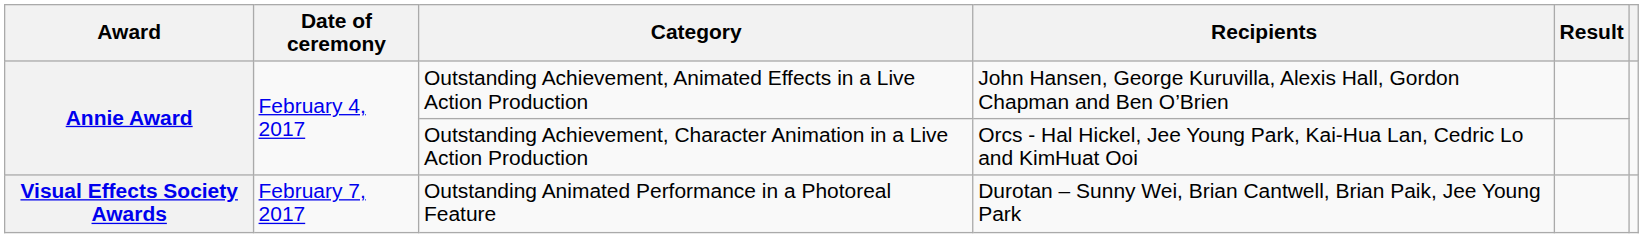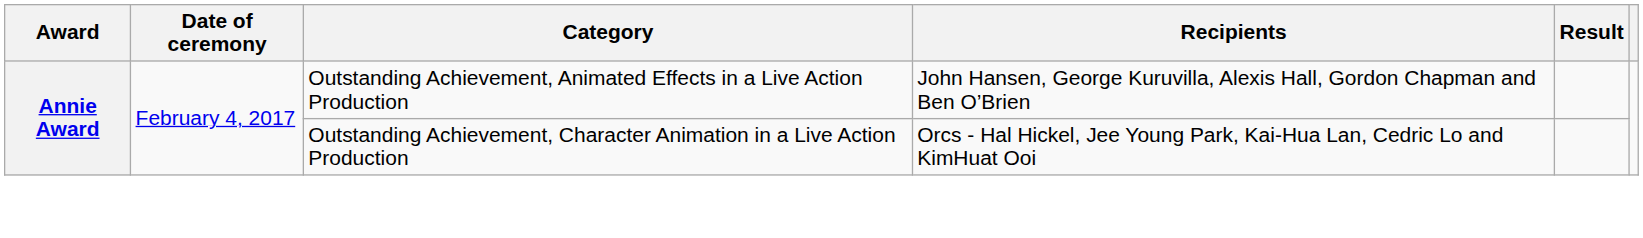- row: (658, 203)
